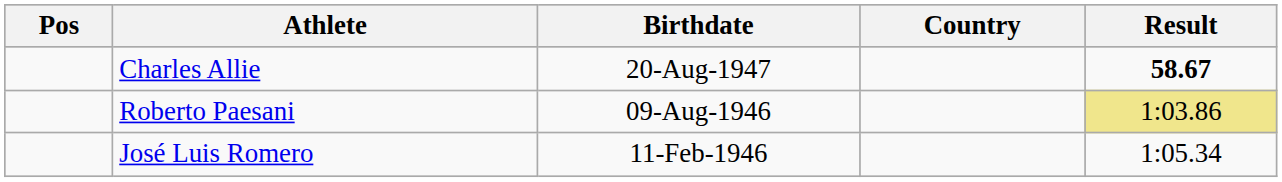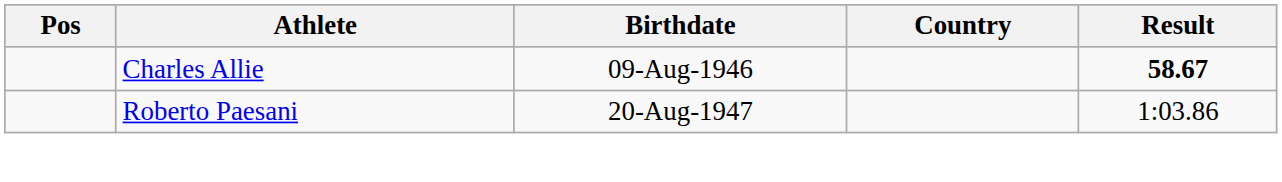(698, 68) 20-Aug-1947 -> (680, 68) 09-Aug-1946
(698, 111) 09-Aug-1946 -> (680, 111) 20-Aug-1947
(1181, 111) khaki background -> (1178, 111) no background
- row: (216, 153)
